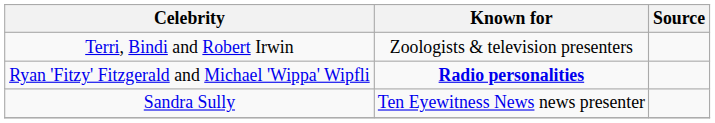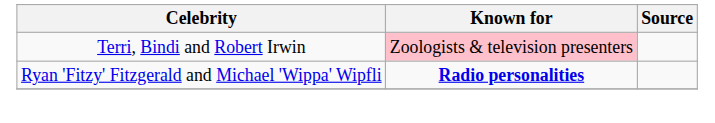(511, 46) no background -> (511, 46) pink background
- row: (189, 103)
